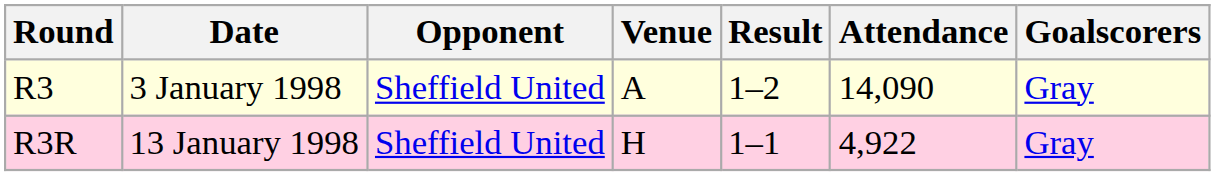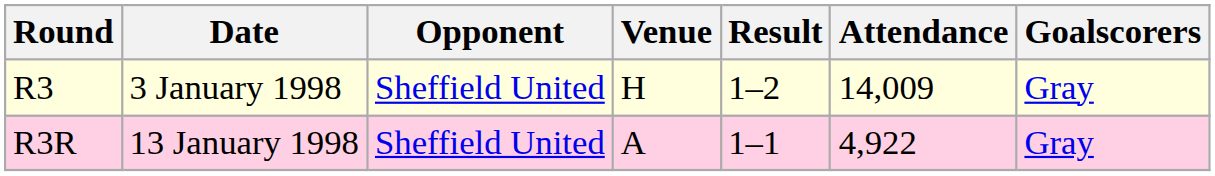(633, 87) A -> (633, 87) H
(886, 87) 14,090 -> (886, 87) 14,009
(633, 142) H -> (633, 142) A
